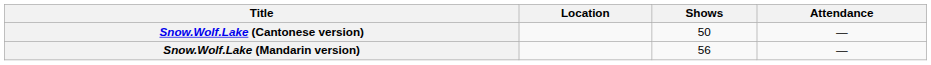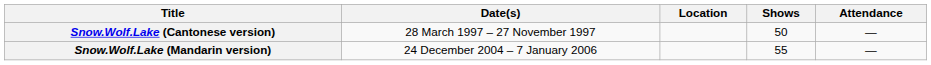+ column: (500, 13)
(704, 50) 56 -> (781, 50) 55
